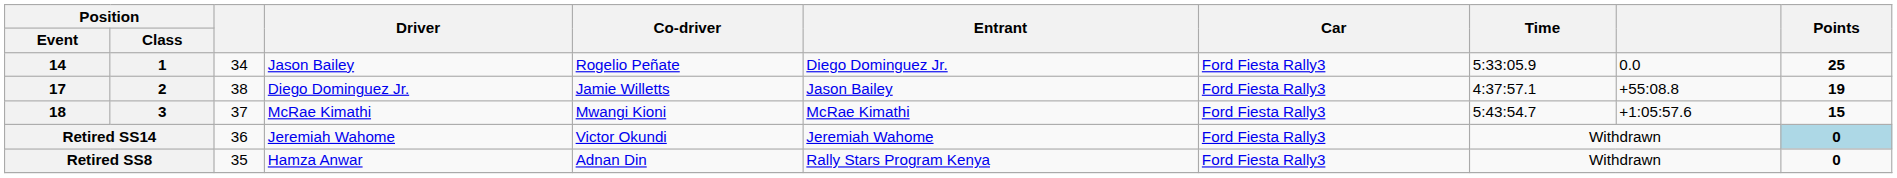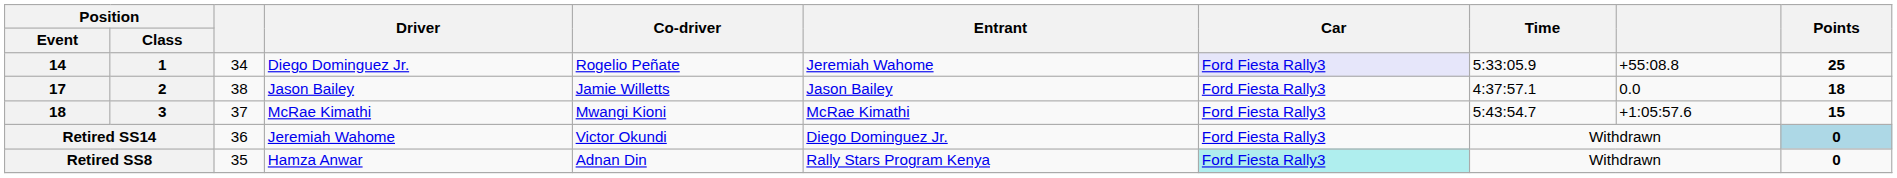(311, 64) Jason Bailey -> (338, 64) Diego Dominguez Jr.
(877, 64) Diego Dominguez Jr. -> (870, 64) Jeremiah Wahome
(1264, 64) no background -> (1264, 64) lavender background
(1630, 64) 0.0 -> (1649, 64) +55:08.8
(338, 88) Diego Dominguez Jr. -> (311, 88) Jason Bailey
(1649, 88) +55:08.8 -> (1630, 88) 0.0
(1836, 88) 19 -> (1836, 88) 18
(870, 136) Jeremiah Wahome -> (877, 136) Diego Dominguez Jr.
(1264, 160) no background -> (1264, 160) paleturquoise background
